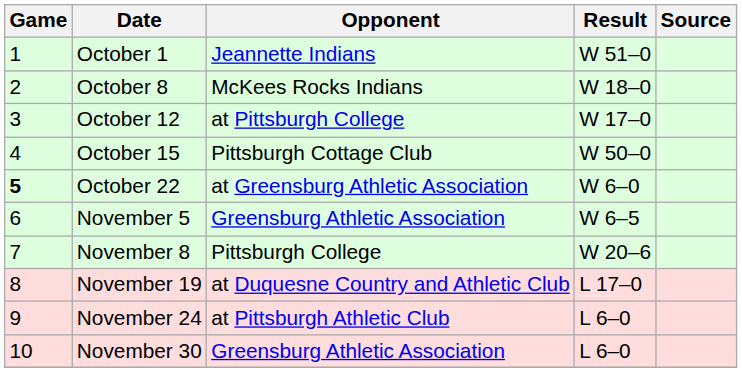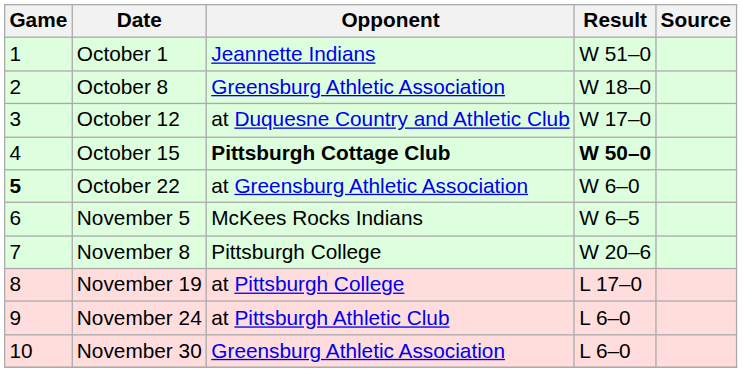(317, 86) McKees Rocks Indians -> (358, 86) Greensburg Athletic Association
(308, 119) at Pittsburgh College -> (391, 119) at Duquesne Country and Athletic Club
(322, 152) normal -> (331, 152) bold
(615, 152) normal -> (615, 152) bold
(358, 218) Greensburg Athletic Association -> (317, 218) McKees Rocks Indians
(391, 284) at Duquesne Country and Athletic Club -> (308, 284) at Pittsburgh College
